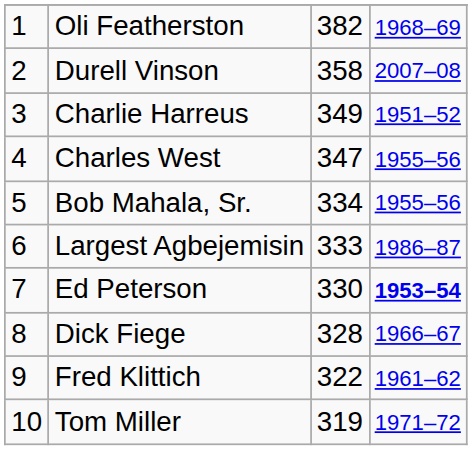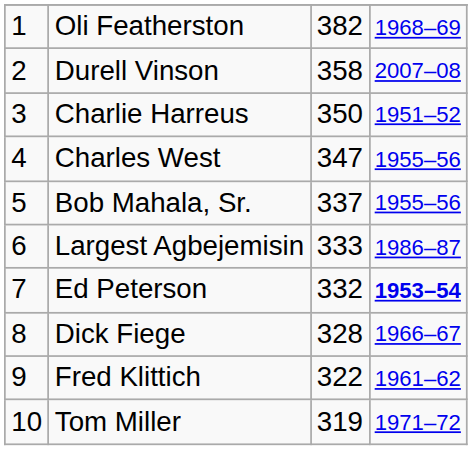(340, 114) 349 -> (340, 114) 350
(340, 202) 334 -> (340, 202) 337
(340, 289) 330 -> (340, 289) 332
